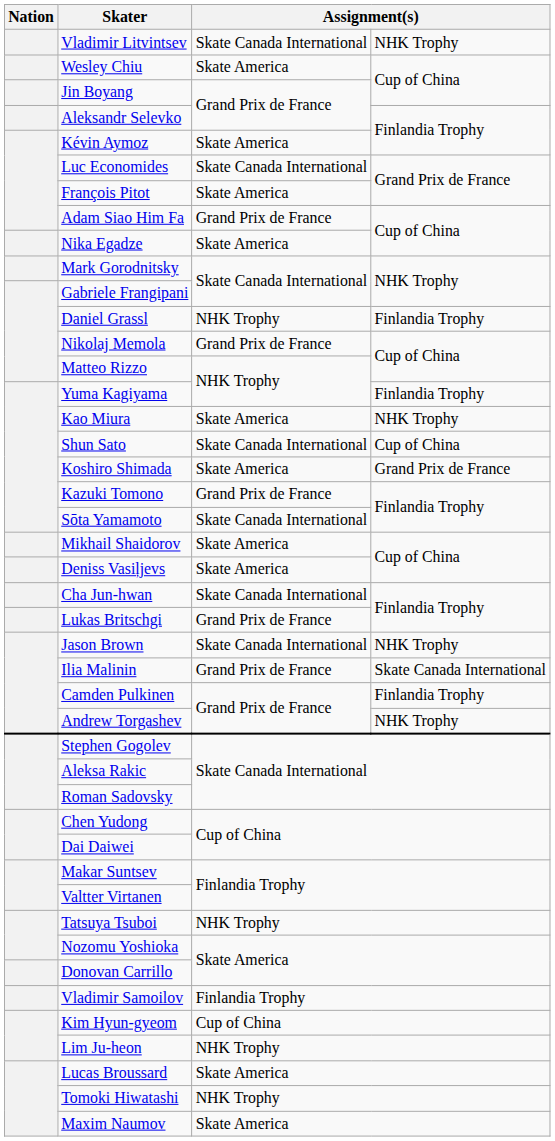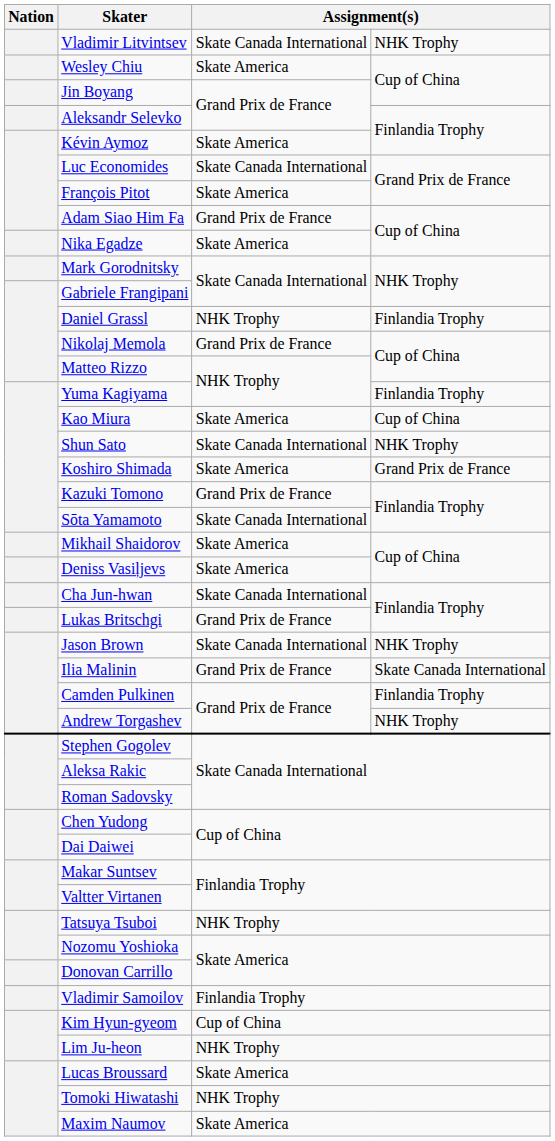(417, 419) NHK Trophy -> (417, 419) Cup of China
(417, 444) Cup of China -> (417, 444) NHK Trophy
